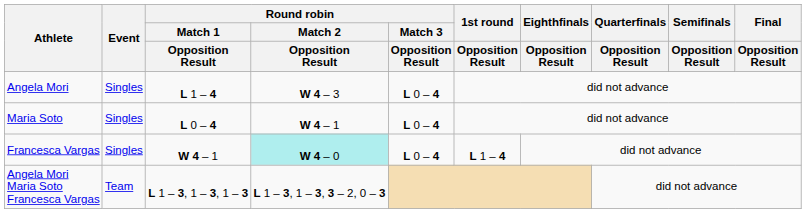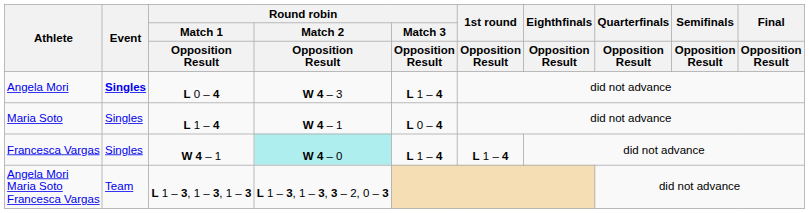(124, 88) normal -> (126, 88) bold
(198, 94) L 1 – 4 -> (201, 94) L 0 – 4
(421, 94) L 0 – 4 -> (424, 94) L 1 – 4
(198, 125) L 0 – 4 -> (201, 125) L 1 – 4
(421, 156) L 0 – 4 -> (424, 156) L 1 – 4
